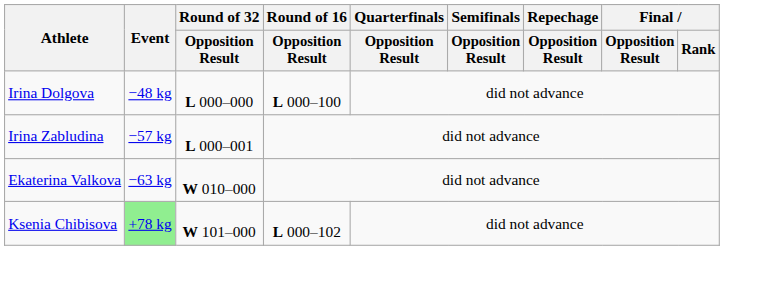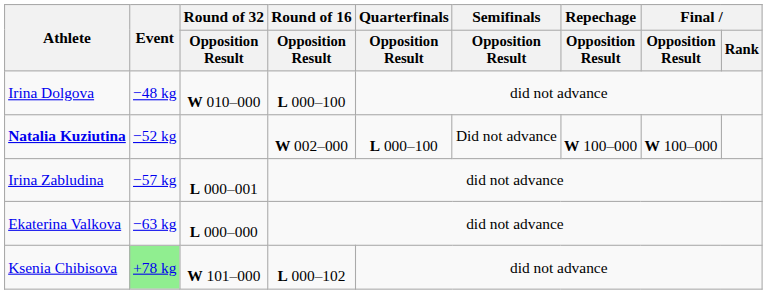(219, 102) L 000–000 -> (224, 102) W 010–000
+ row: (67, 136)
(219, 189) W 010–000 -> (224, 233) L 000–000
